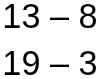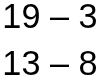rows swapped: (50, 16) <-> (50, 63)
